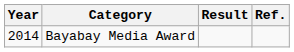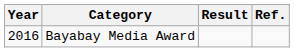(23, 37) 2014 -> (23, 37) 2016
